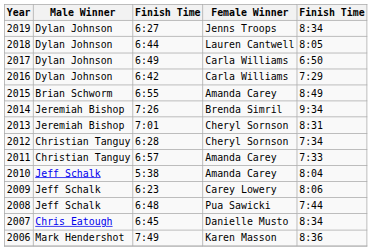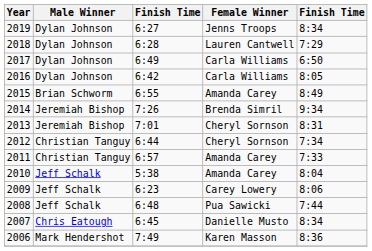(147, 45) 6:44 -> (147, 45) 6:28
(311, 45) 8:05 -> (311, 45) 7:29
(311, 77) 7:29 -> (311, 77) 8:05
(147, 141) 6:28 -> (147, 141) 6:44
